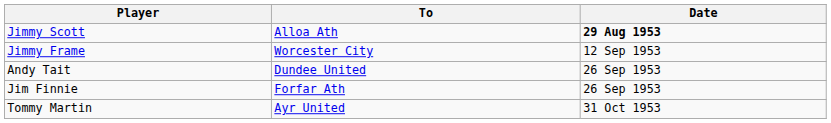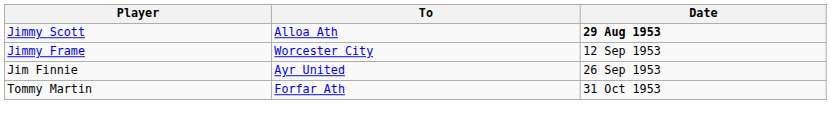- row: (39, 71)
(310, 90) Forfar Ath -> (310, 71) Ayr United
(310, 109) Ayr United -> (310, 90) Forfar Ath
